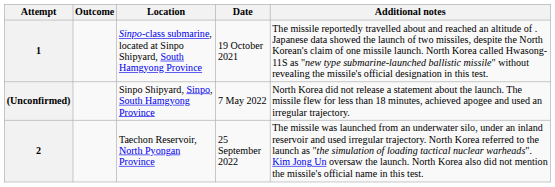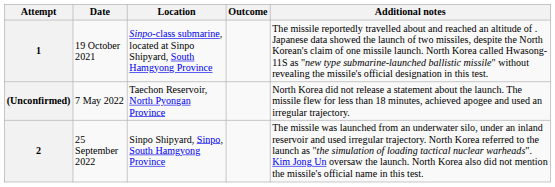columns swapped: (243, 12) <-> (95, 12)
(166, 101) Sinpo Shipyard, Sinpo, South Hamgyong Province -> (168, 101) Taechon Reservoir, North Pyongan Province
(158, 151) Taechon Reservoir, North Pyongan Province -> (176, 151) Sinpo Shipyard, Sinpo, South Hamgyong Province
